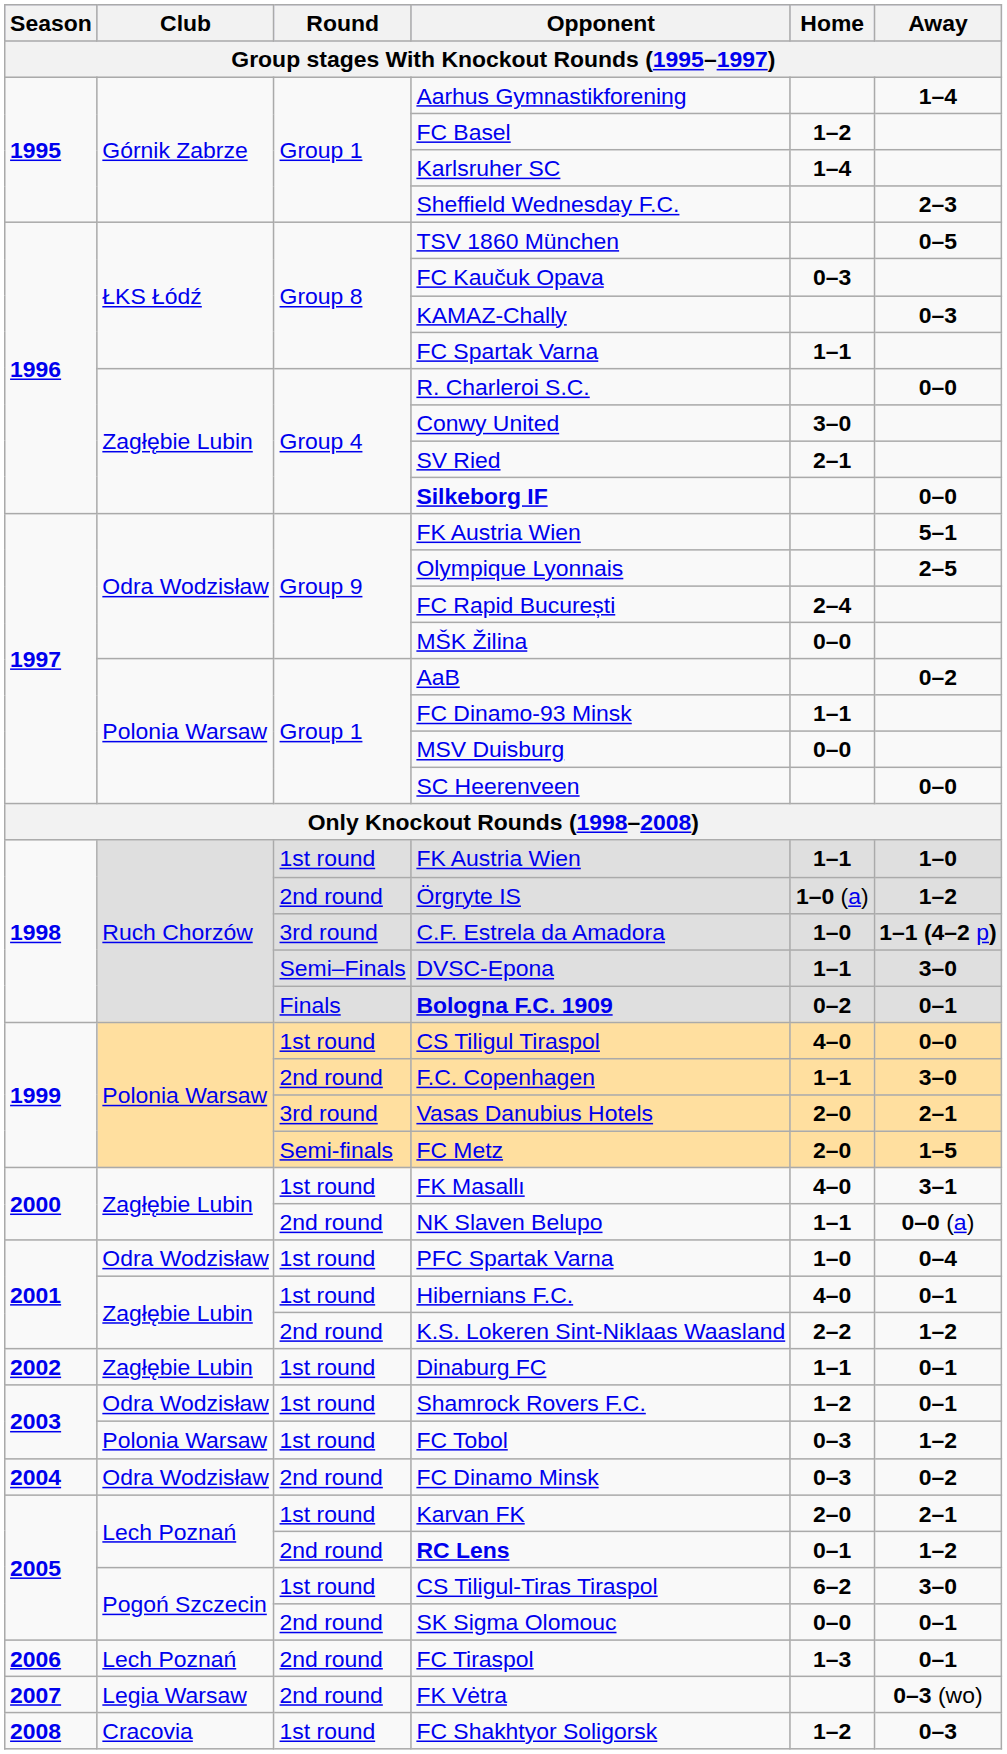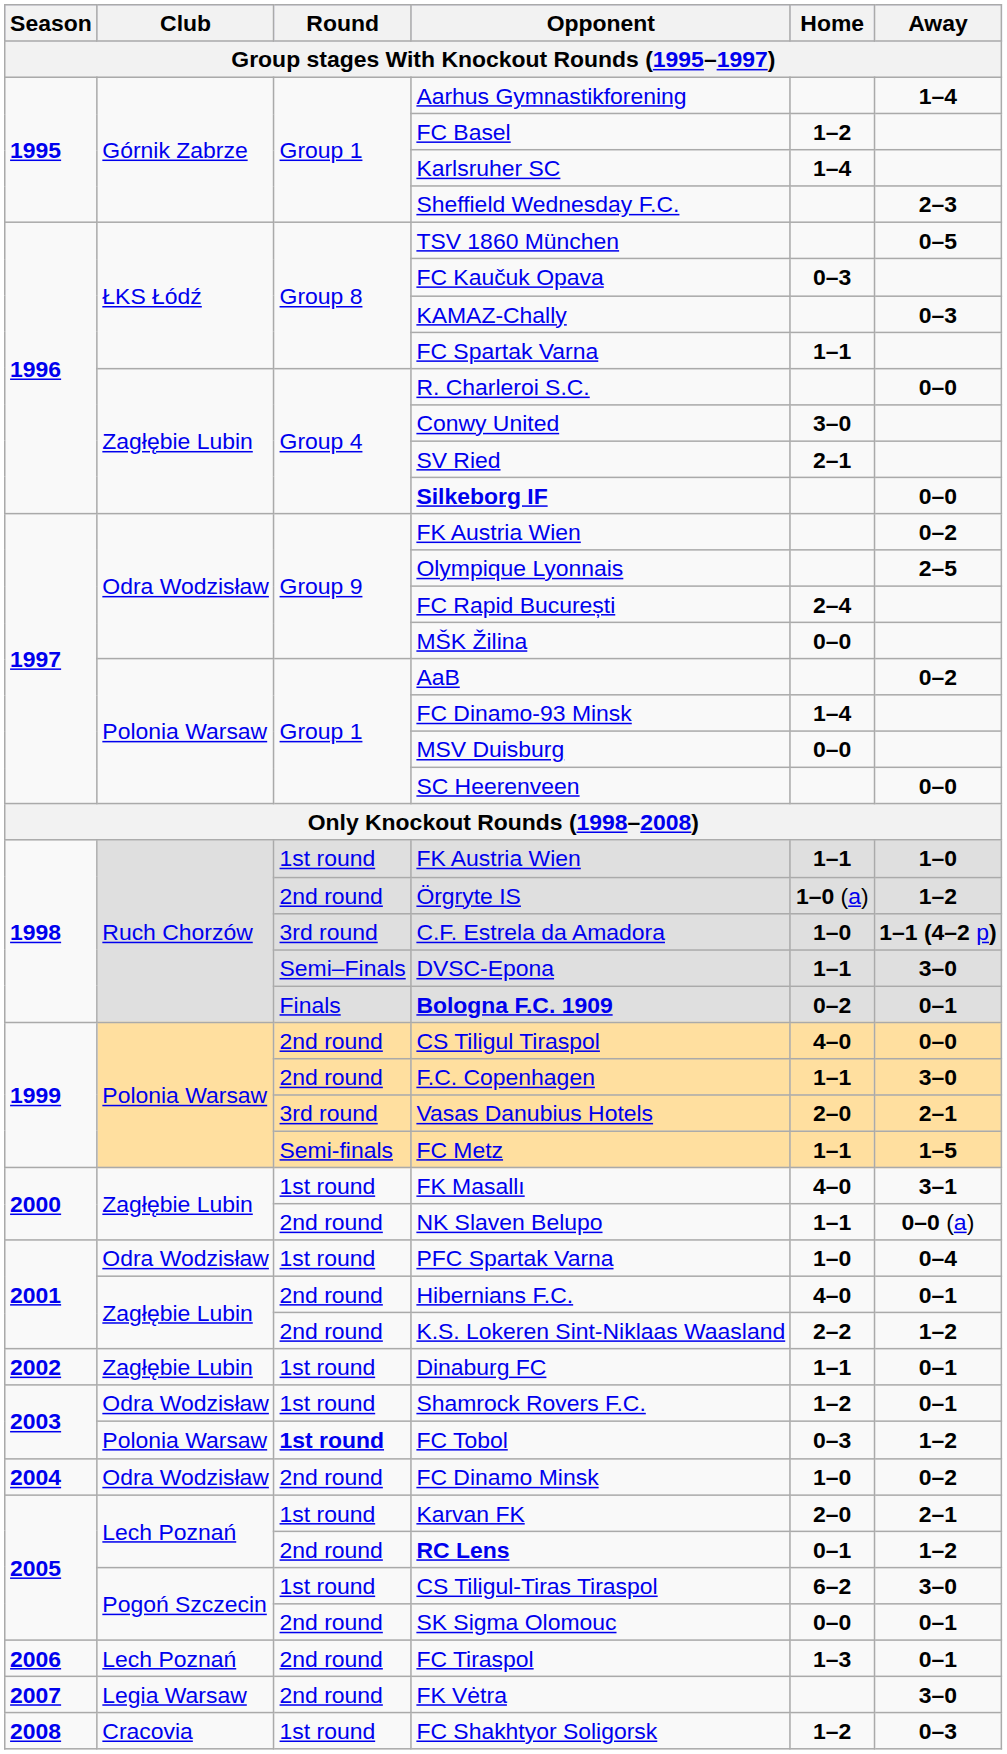(938, 532) 5–1 -> (938, 532) 0–2
(832, 713) 1–1 -> (832, 713) 1–4
(327, 1040) 1st round -> (331, 1040) 2nd round
(832, 1149) 2–0 -> (832, 1149) 1–1
(327, 1295) 1st round -> (331, 1295) 2nd round
(327, 1440) normal -> (332, 1440) bold
(832, 1476) 0–3 -> (832, 1476) 1–0
(938, 1694) 0–3 (wo) -> (938, 1694) 3–0
